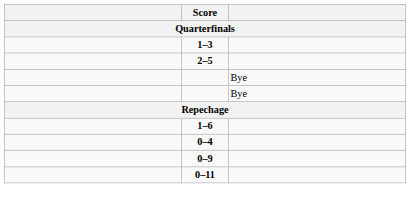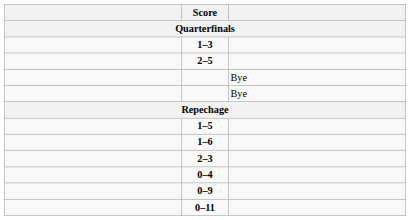+ row: (205, 126)
+ row: (205, 158)
